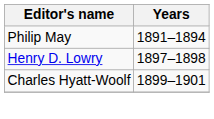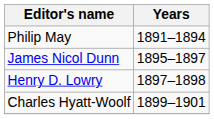+ row: (63, 59)
